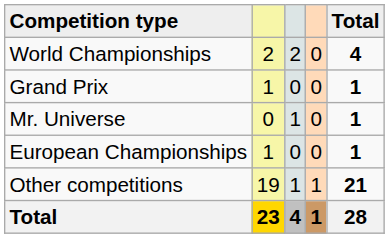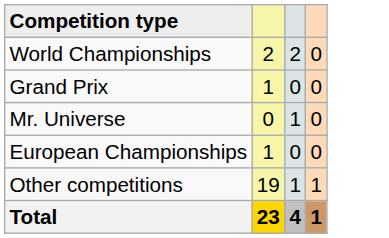- column: (355, 21)
